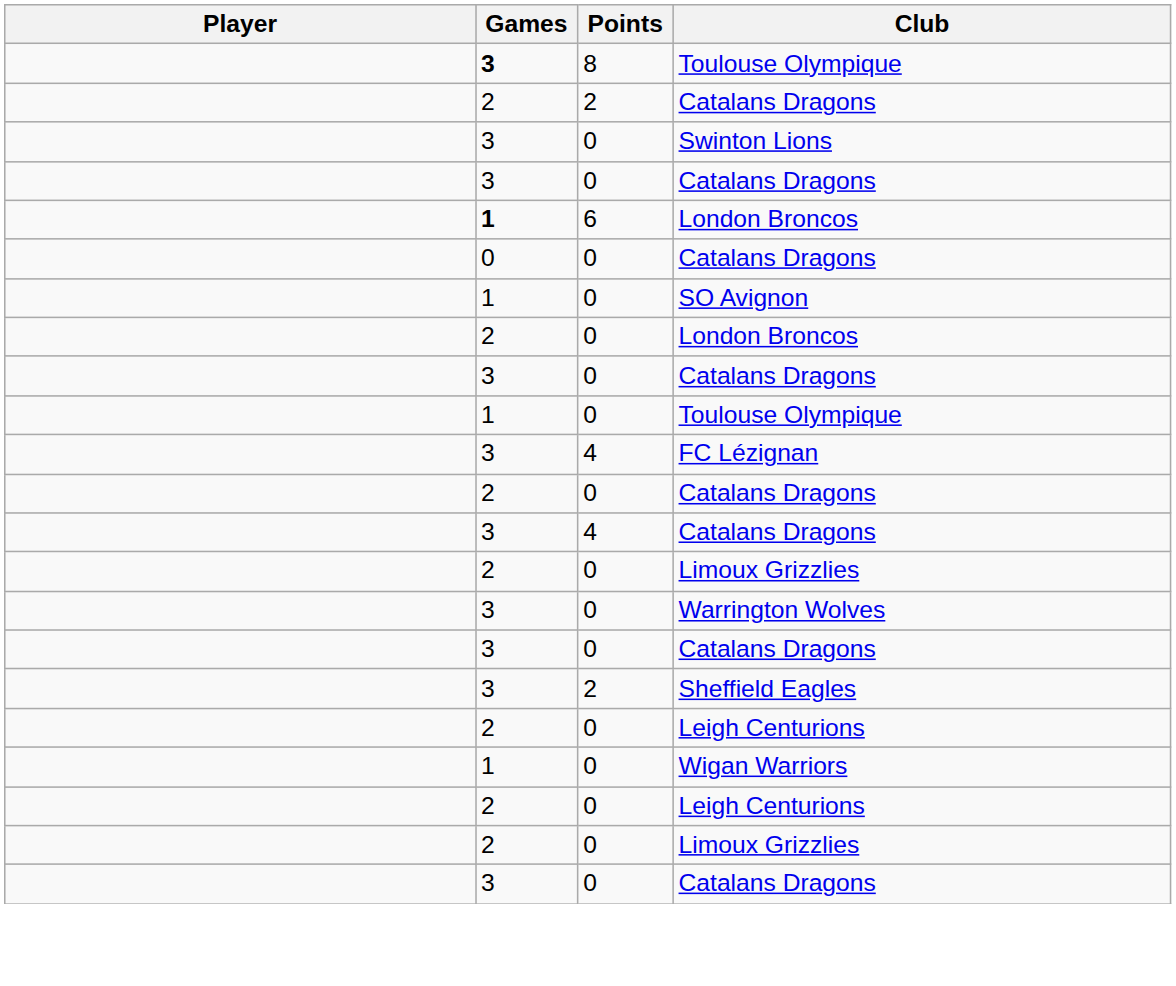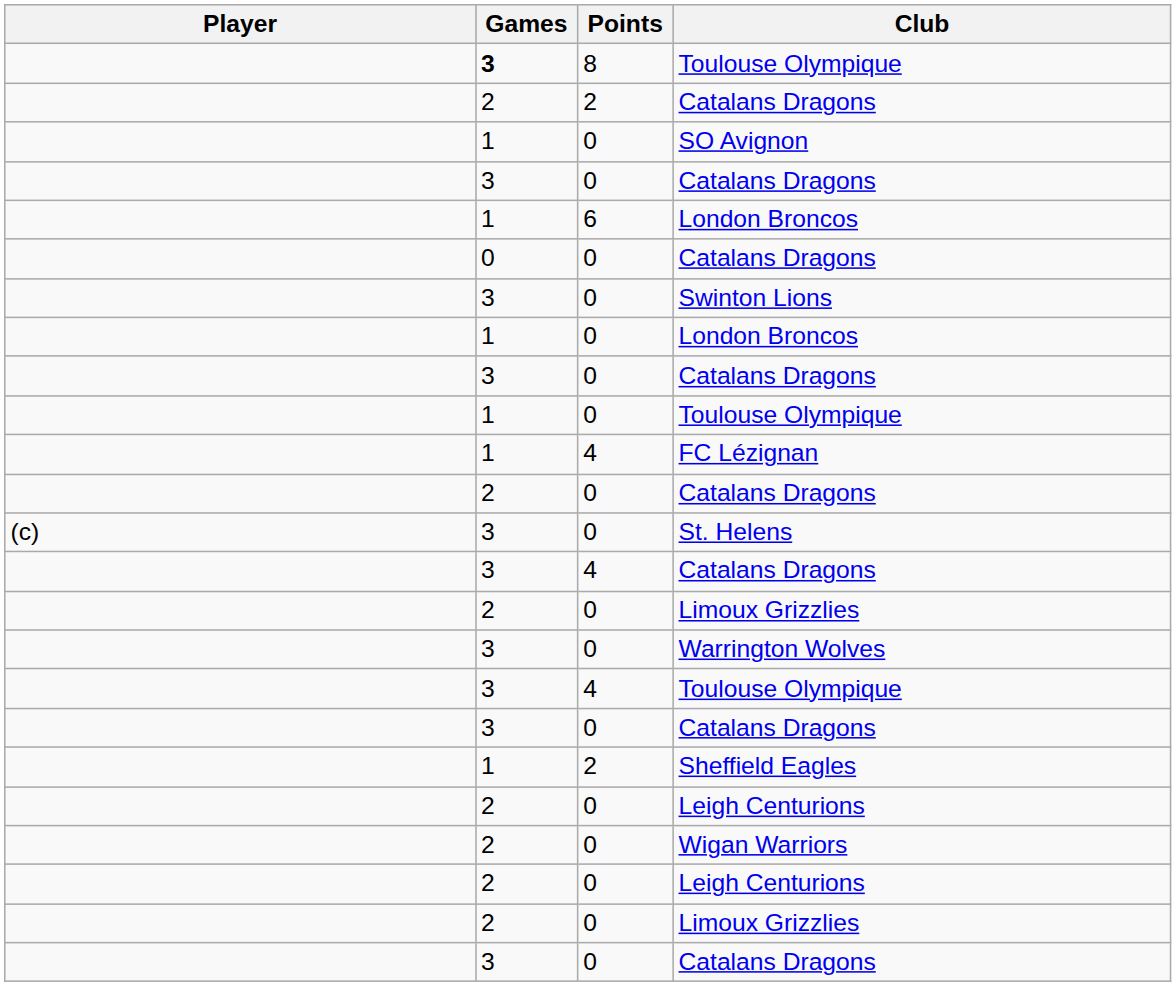rows swapped: (590, 297) <-> (590, 141)
(488, 219) bold -> (488, 219) normal
(488, 336) 2 -> (488, 336) 1
(488, 453) 3 -> (488, 453) 1
+ row: (590, 532)
+ row: (590, 688)
(488, 688) 3 -> (488, 766) 1
(488, 766) 1 -> (488, 844) 2
